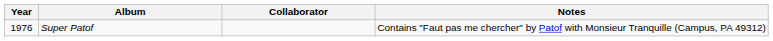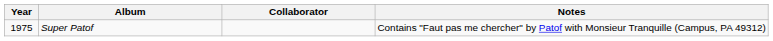(21, 28) 1976 -> (21, 28) 1975
